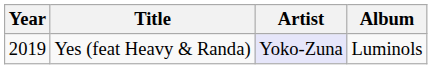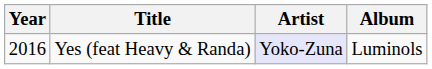(27, 48) 2019 -> (27, 48) 2016
